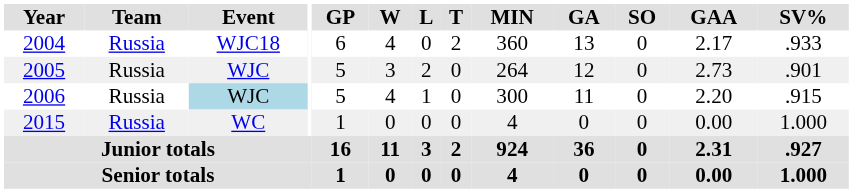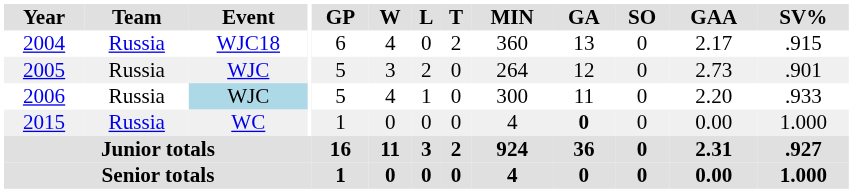(803, 43) .933 -> (803, 43) .915
(803, 96) .915 -> (803, 96) .933
(584, 122) normal -> (584, 122) bold
